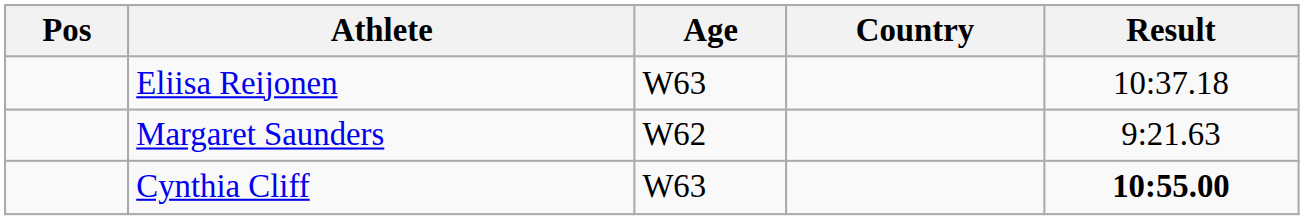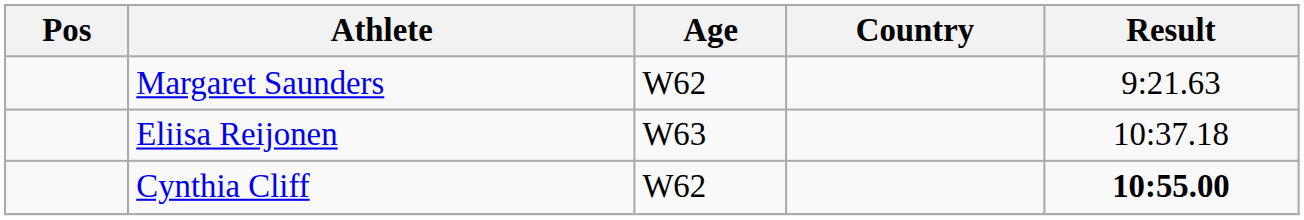rows swapped: (260, 134) <-> (237, 82)
(674, 186) W63 -> (674, 186) W62
